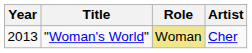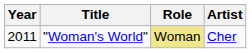(23, 36) 2013 -> (22, 36) 2011
